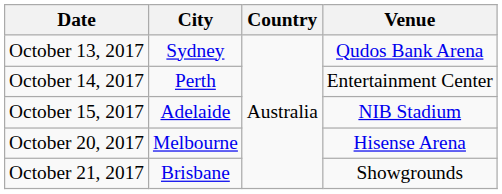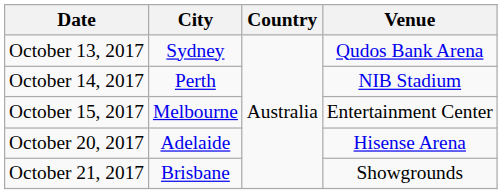(410, 81) Entertainment Center -> (410, 81) NIB Stadium
(195, 111) Adelaide -> (195, 111) Melbourne
(410, 111) NIB Stadium -> (410, 111) Entertainment Center
(195, 142) Melbourne -> (195, 142) Adelaide
